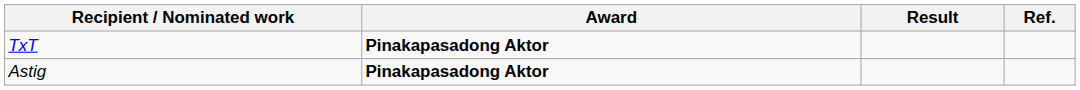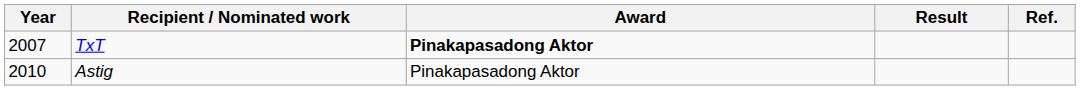+ column: (38, 17)
(457, 71) bold -> (495, 71) normal
